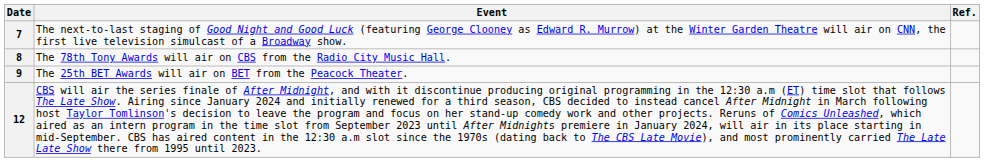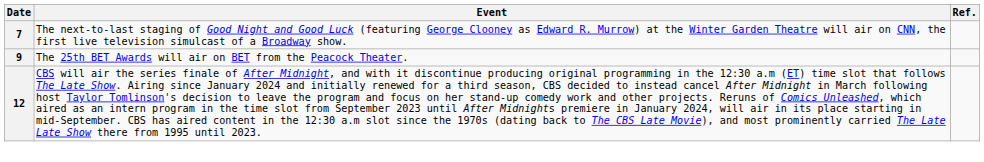- row: (19, 57)
